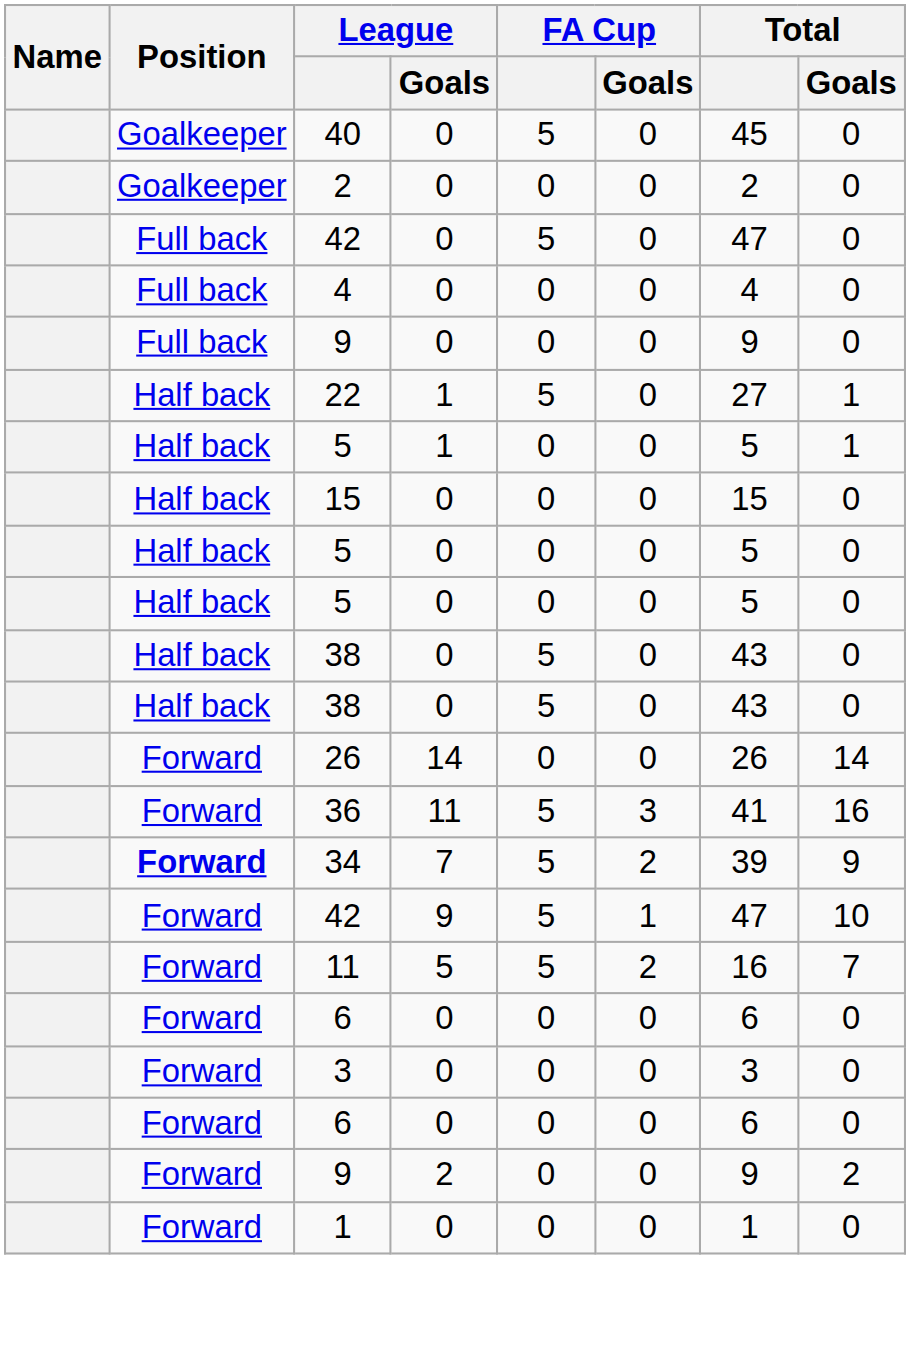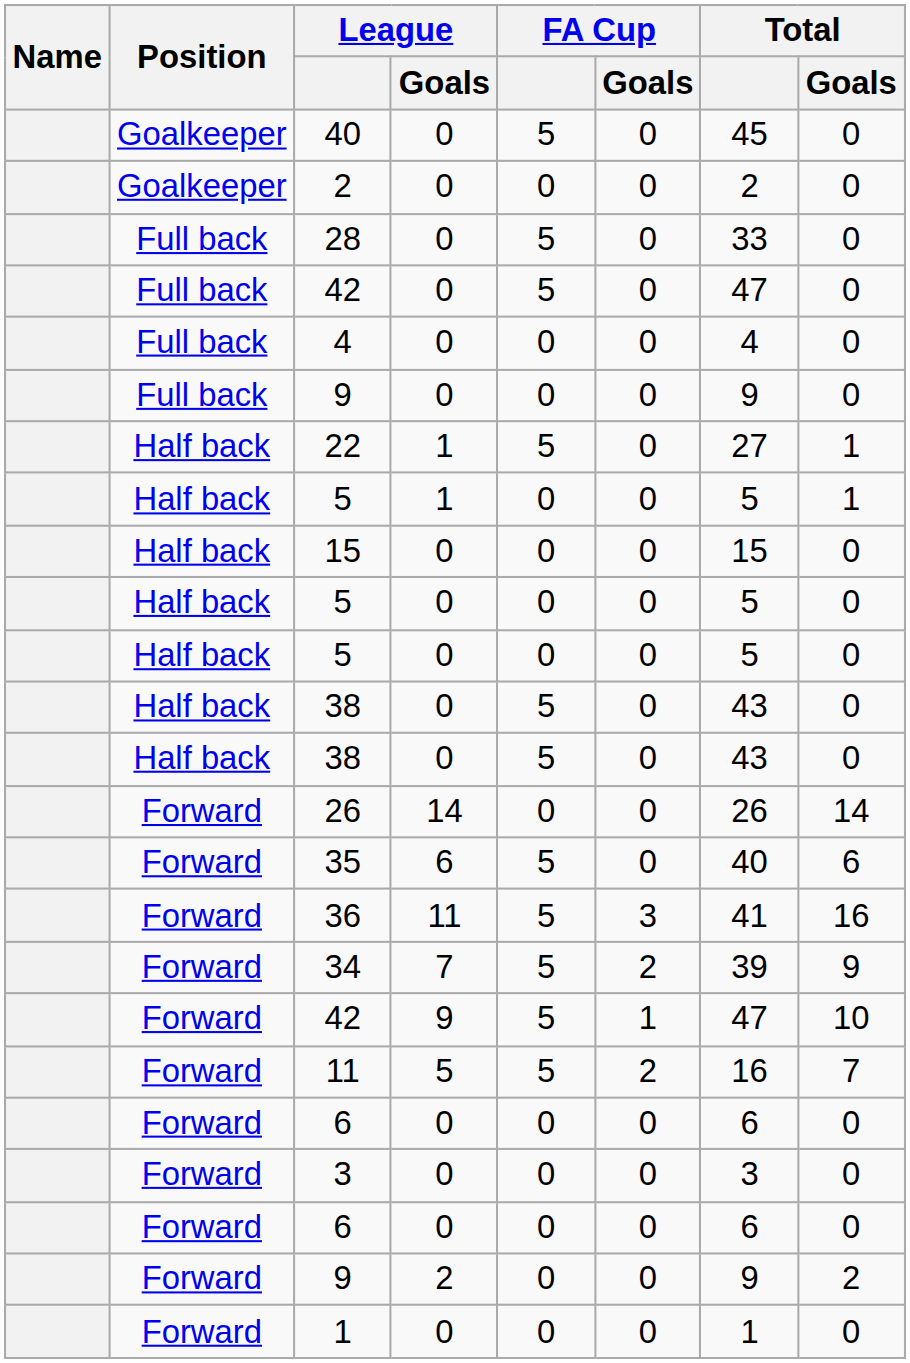+ row: (343, 238)
+ row: (343, 862)
(202, 862) bold -> (202, 966) normal
